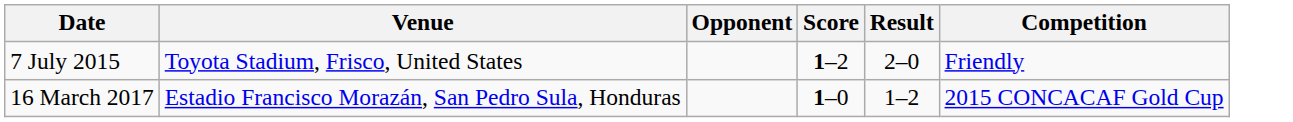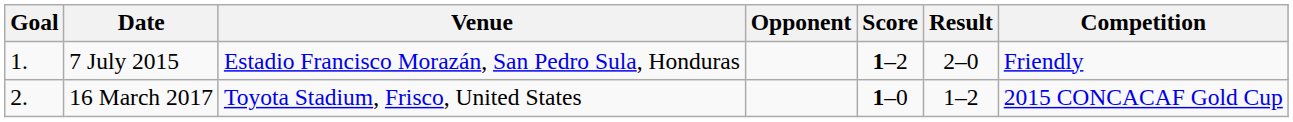+ column: (34, 23)
(344, 60) Toyota Stadium, Frisco, United States -> (482, 60) Estadio Francisco Morazán, San Pedro Sula, Honduras
(423, 97) Estadio Francisco Morazán, San Pedro Sula, Honduras -> (403, 97) Toyota Stadium, Frisco, United States
